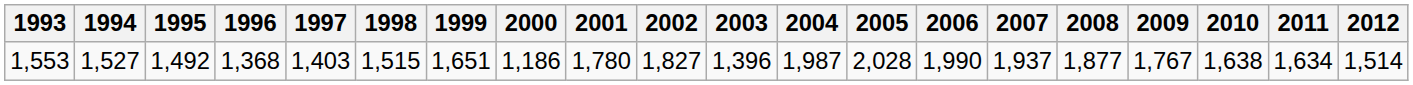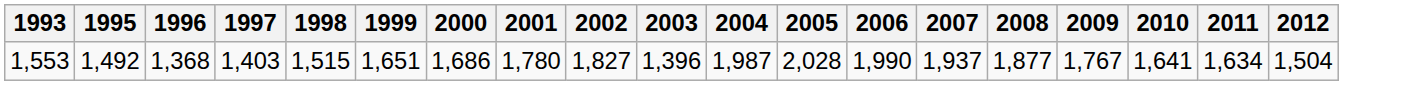- column: (110, 23)
(531, 60) 1,186 -> (461, 60) 1,686
(1233, 60) 1,638 -> (1163, 60) 1,641
(1373, 60) 1,514 -> (1303, 60) 1,504
